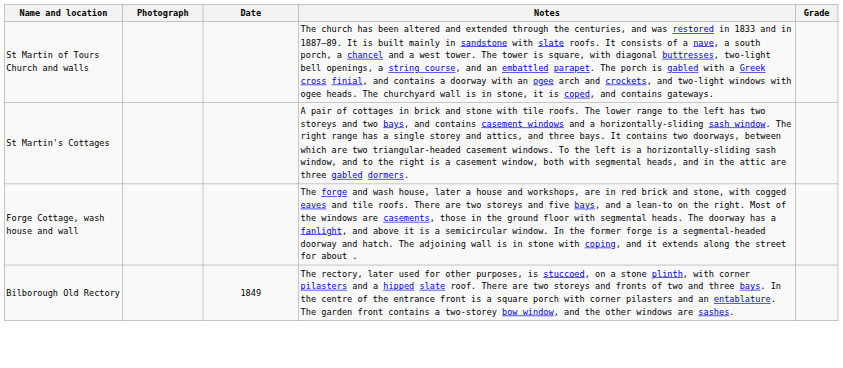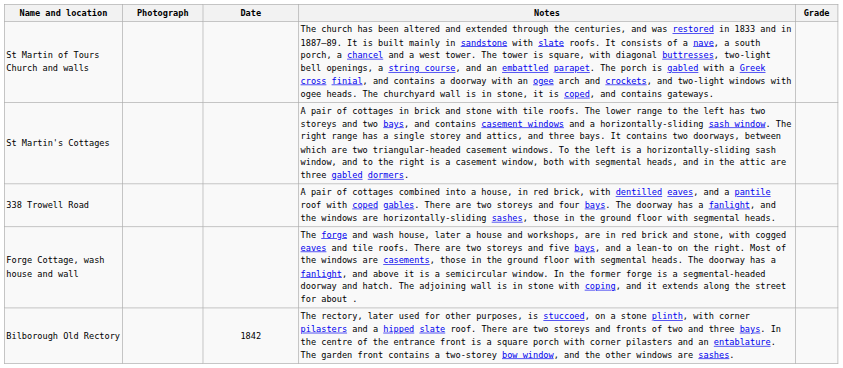+ row: (48, 205)
(251, 293) 1849 -> (251, 336) 1842
